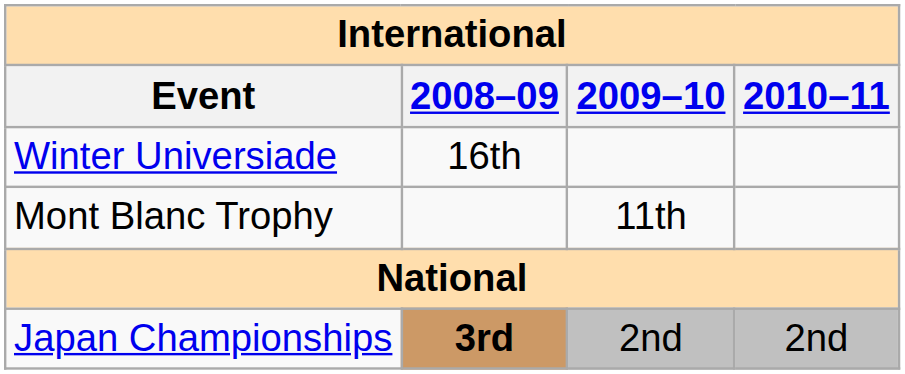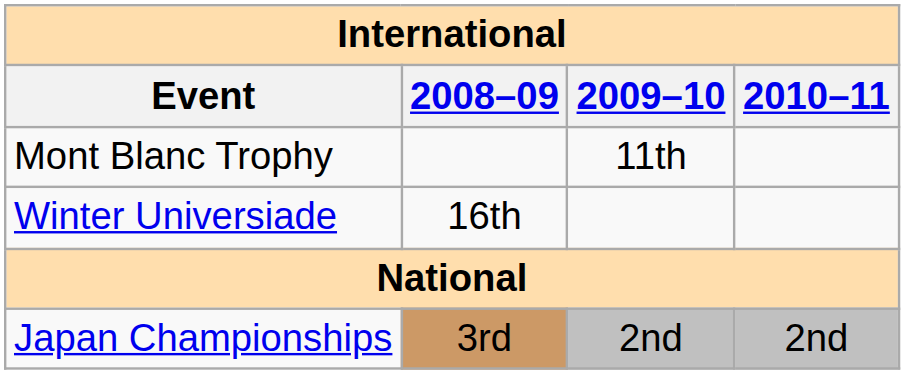rows swapped: (176, 156) <-> (173, 216)
(484, 338) bold -> (484, 338) normal
